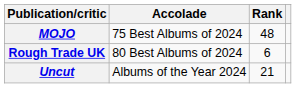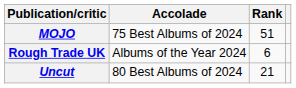(267, 33) 48 -> (267, 33) 51
(177, 53) 80 Best Albums of 2024 -> (179, 53) Albums of the Year 2024
(179, 72) Albums of the Year 2024 -> (177, 72) 80 Best Albums of 2024
